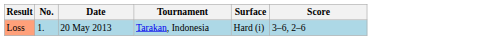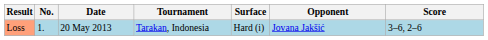+ column: (328, 11)
